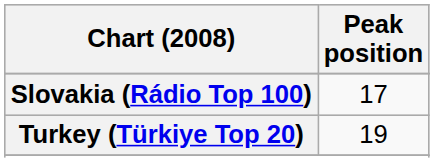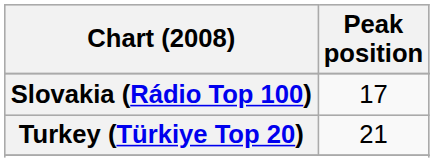(373, 134) 19 -> (373, 134) 21
